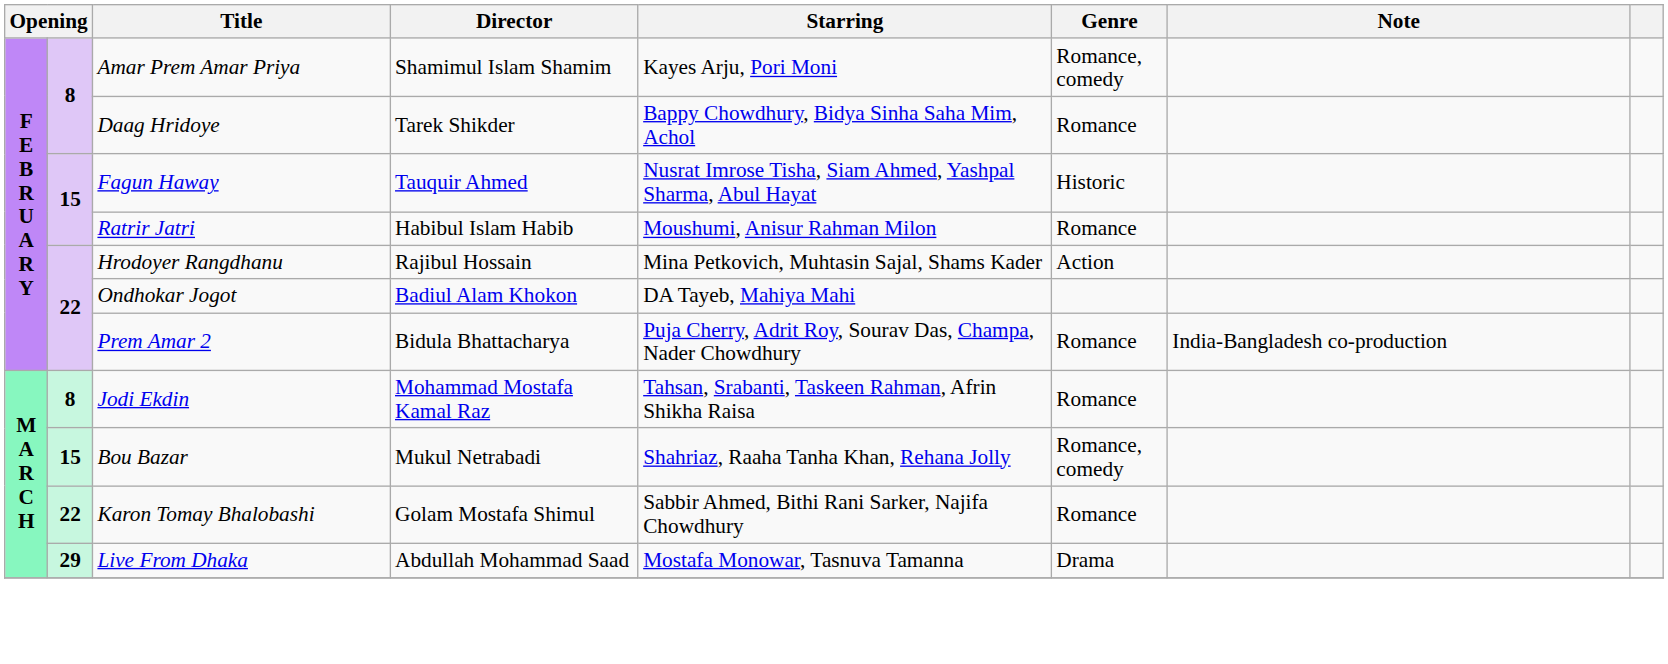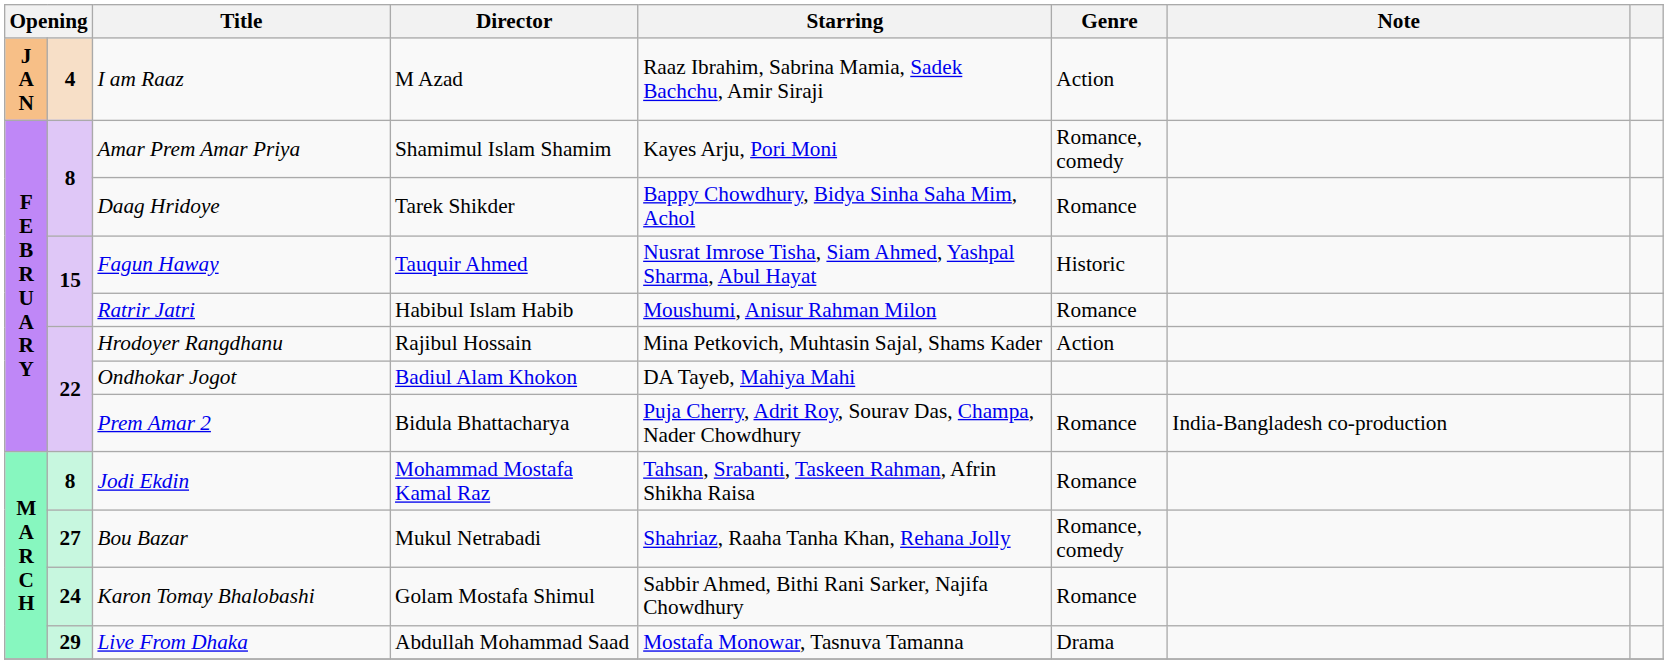+ row: (141, 79)
(70, 456) 15 -> (70, 538) 27
(70, 514) 22 -> (70, 596) 24
